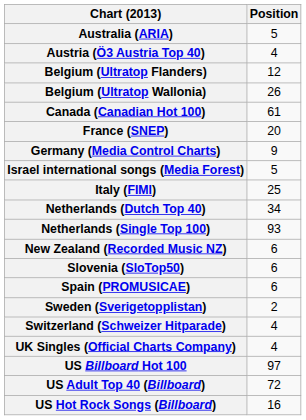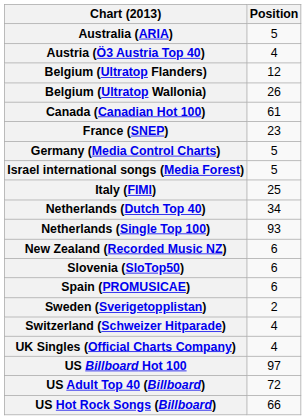(274, 131) 20 -> (274, 131) 23
(274, 151) 9 -> (274, 151) 5
(274, 405) 16 -> (274, 405) 66
